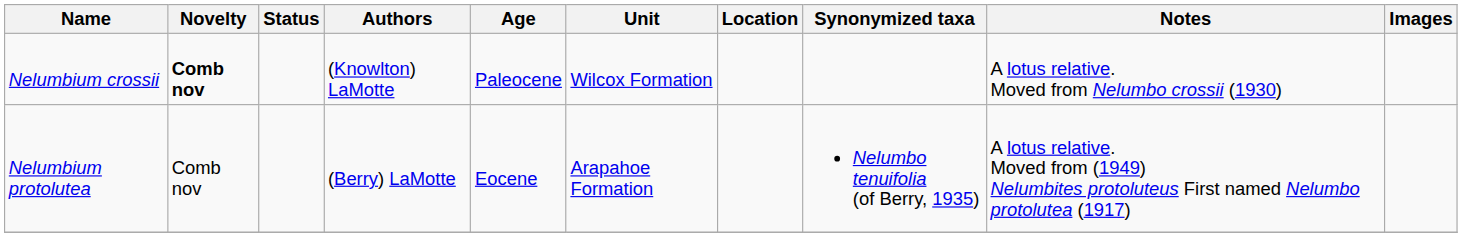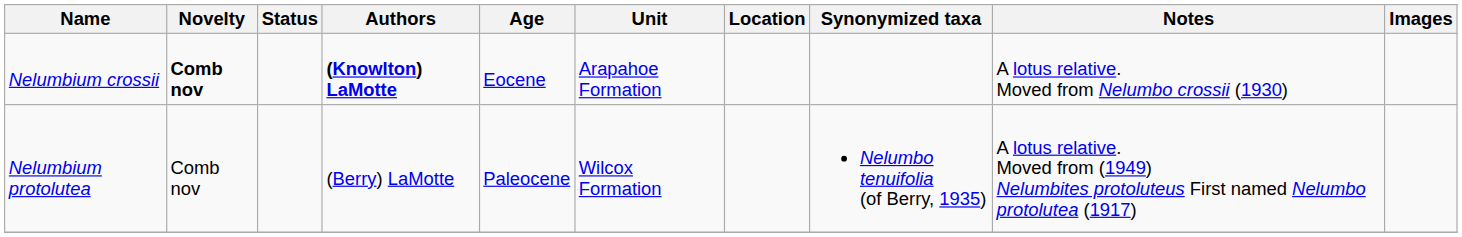(372, 79) normal -> (374, 79) bold
(518, 79) Paleocene -> (514, 79) Eocene
(641, 79) Wilcox Formation -> (620, 79) Arapahoe Formation
(506, 178) Eocene -> (527, 178) Paleocene
(612, 178) Arapahoe Formation -> (620, 178) Wilcox Formation
